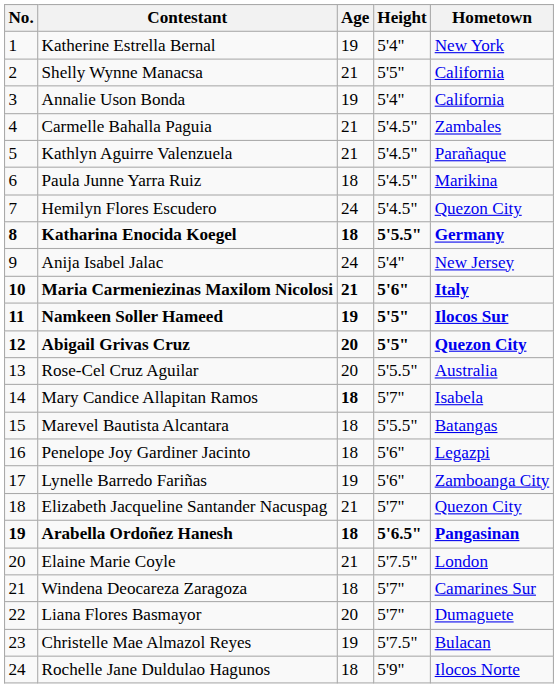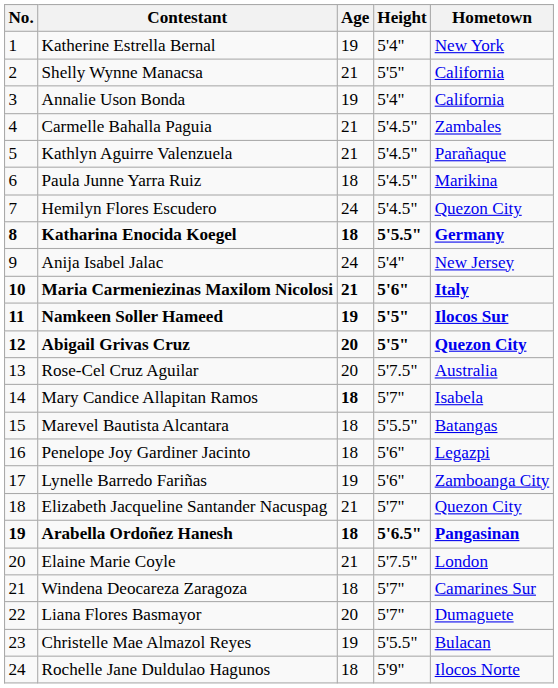(397, 371) 5'5.5" -> (397, 371) 5'7.5"
(397, 642) 5'7.5" -> (397, 642) 5'5.5"
